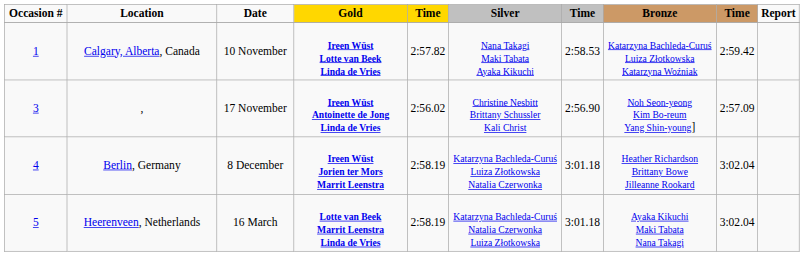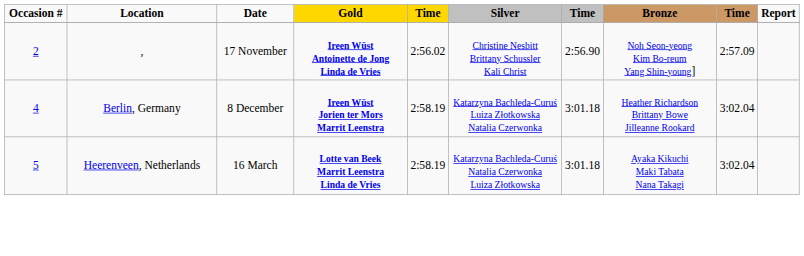- row: (142, 51)
(36, 108) 3 -> (36, 51) 2
